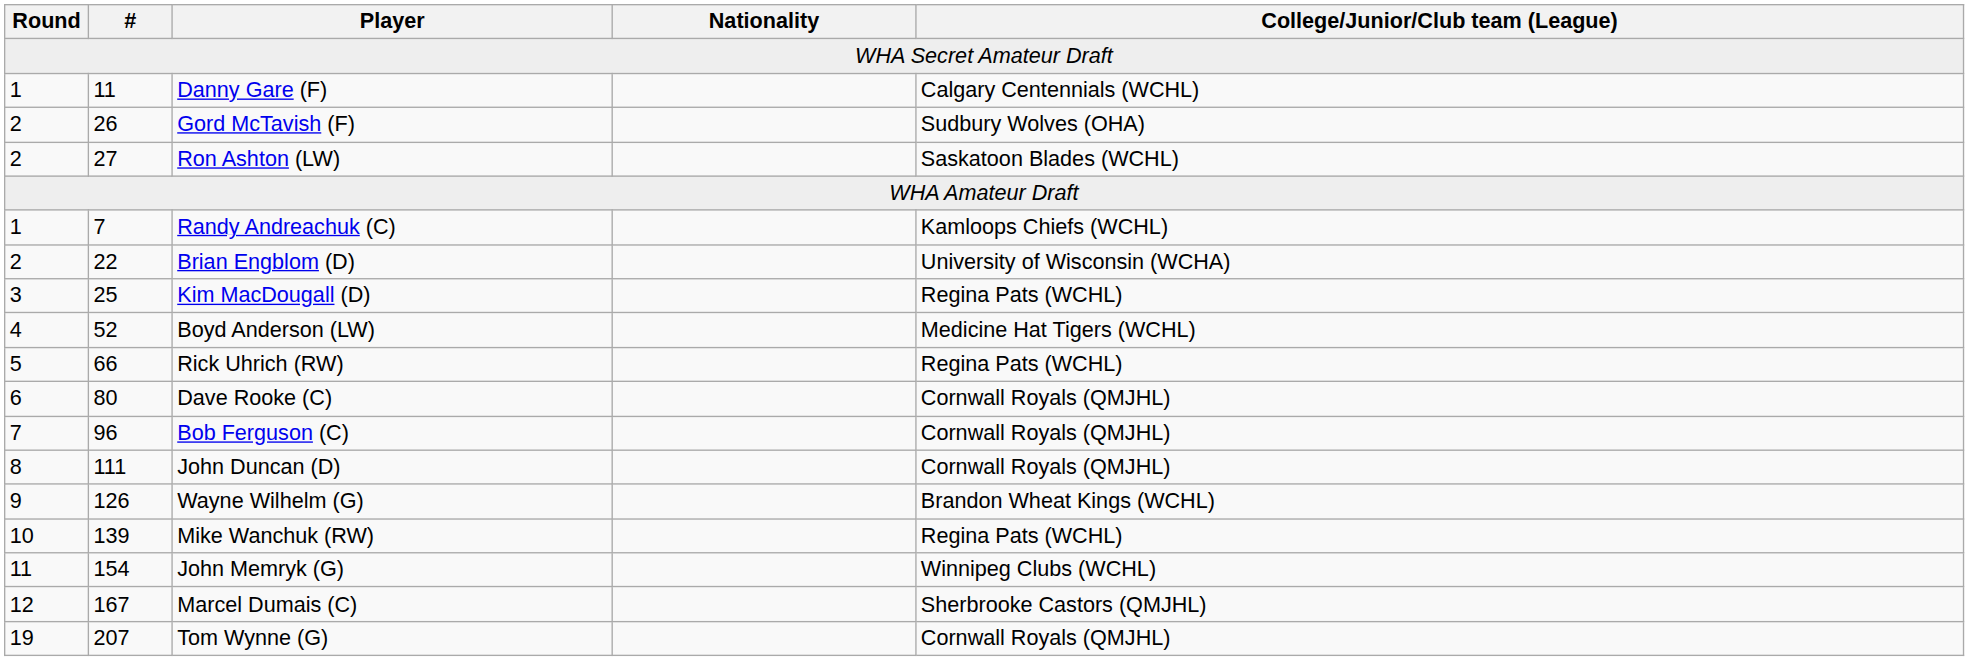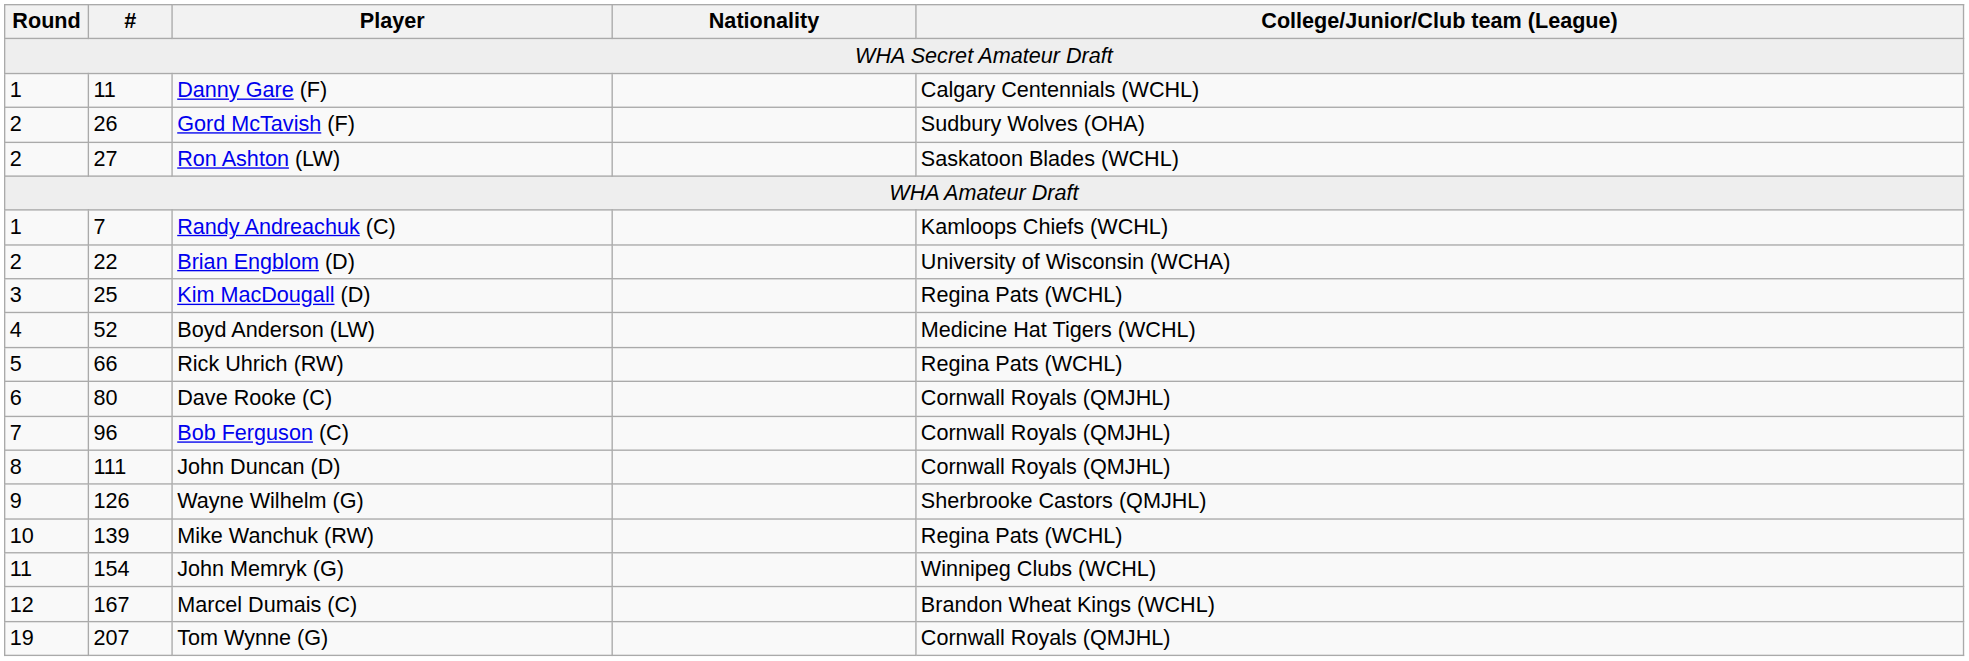(1068, 501) Brandon Wheat Kings (WCHL) -> (1064, 501) Sherbrooke Castors (QMJHL)
(1064, 603) Sherbrooke Castors (QMJHL) -> (1068, 603) Brandon Wheat Kings (WCHL)
